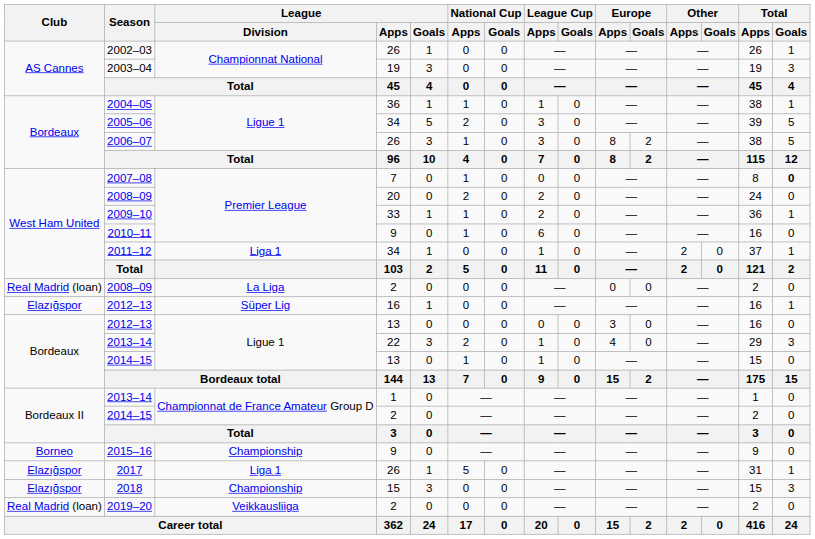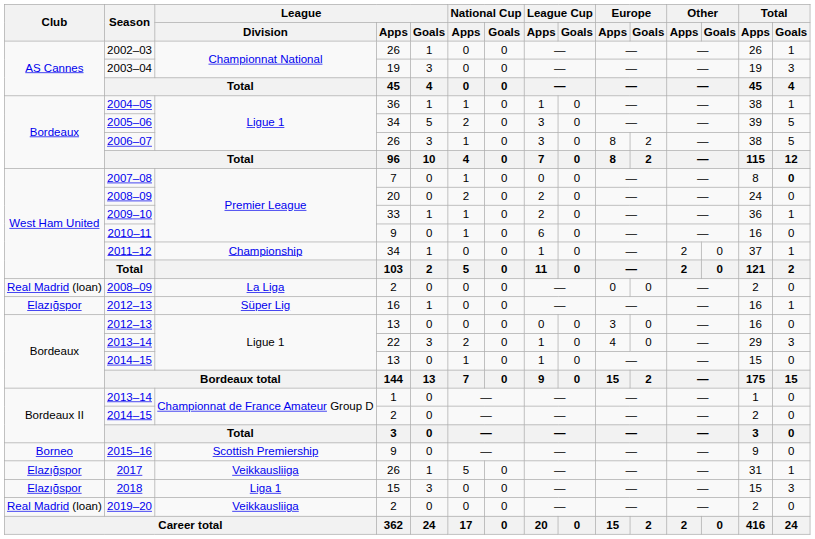(265, 251) Liga 1 -> (265, 251) Championship
(265, 452) Championship -> (265, 452) Scottish Premiership
(265, 470) Liga 1 -> (265, 470) Veikkausliiga
(265, 488) Championship -> (265, 488) Liga 1
